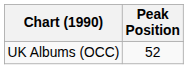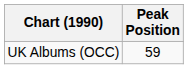(153, 52) 52 -> (153, 52) 59
